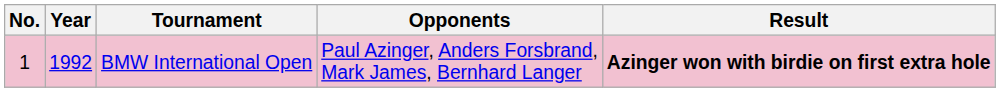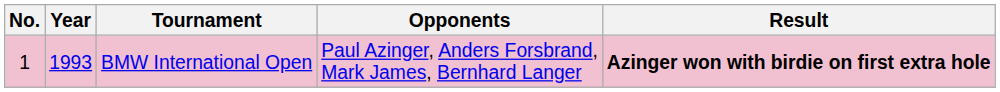(71, 61) 1992 -> (71, 61) 1993
